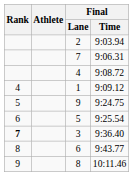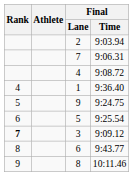(110, 88) 9:09.12 -> (110, 88) 9:36.40
(110, 133) 9:36.40 -> (110, 133) 9:09.12
